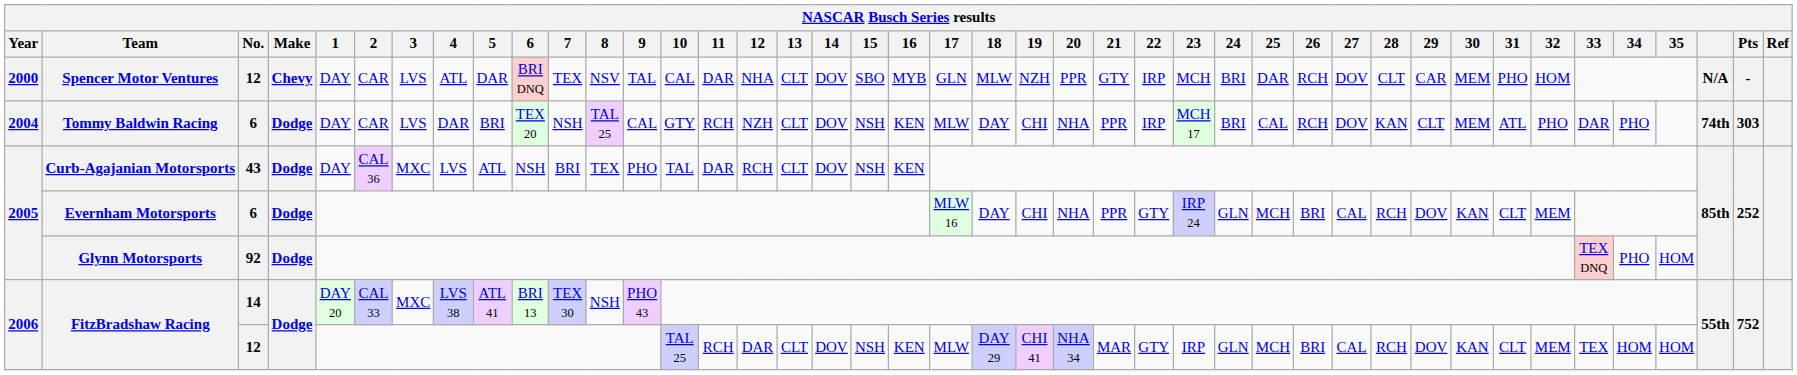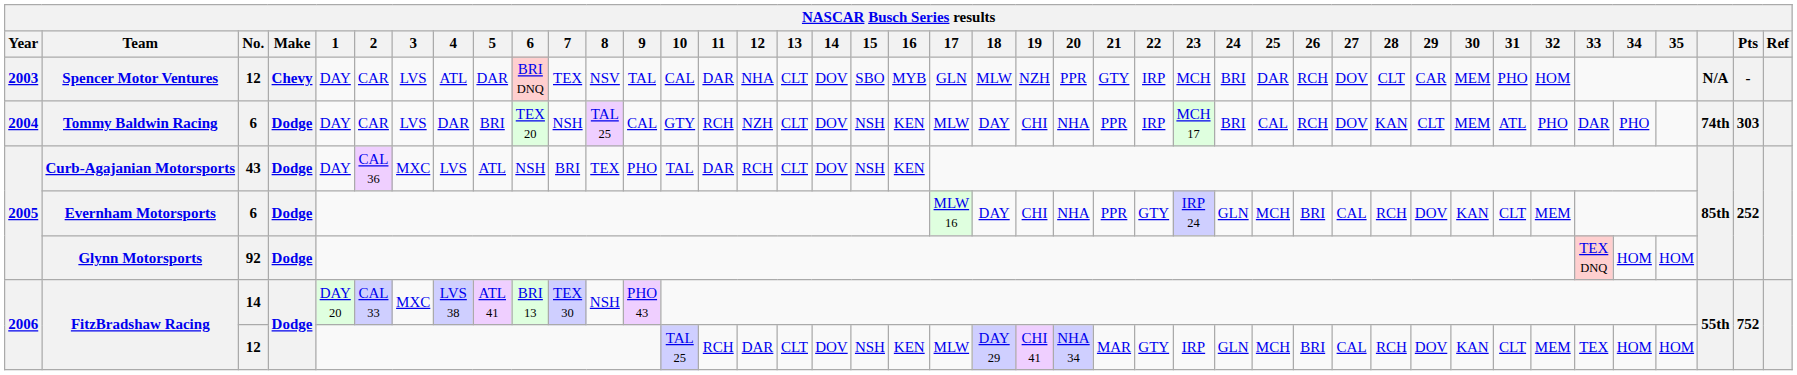(23, 78) 2000 -> (23, 78) 2003
(1634, 257) PHO -> (1634, 257) HOM
